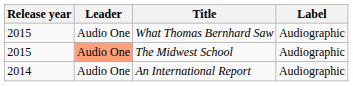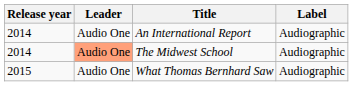rows swapped: (193, 71) <-> (204, 33)
(19, 52) 2015 -> (19, 52) 2014
